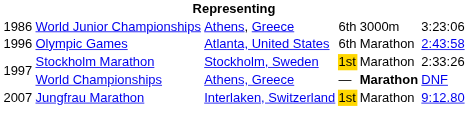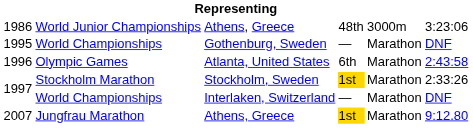(348, 26) 6th -> (351, 26) 48th
+ row: (18, 44)
(249, 80) Athens, Greece -> (270, 97) Interlaken, Switzerland
(389, 80) bold -> (394, 97) normal
(270, 97) Interlaken, Switzerland -> (249, 115) Athens, Greece
